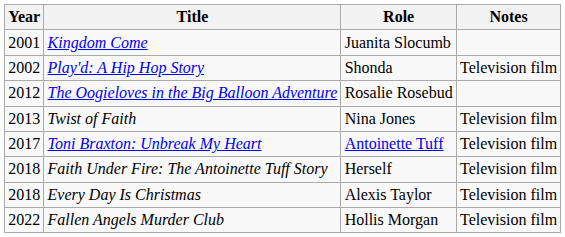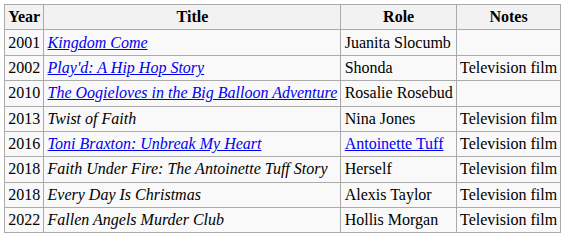(24, 93) 2012 -> (24, 93) 2010
(24, 144) 2017 -> (24, 144) 2016
